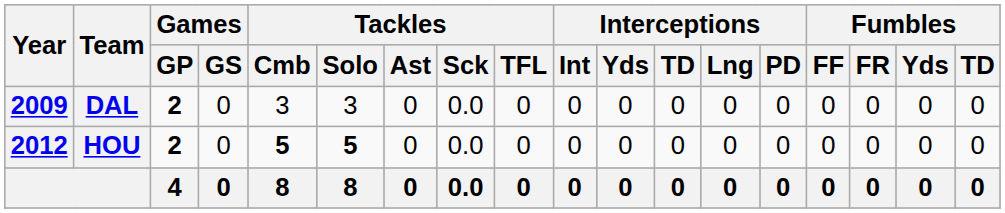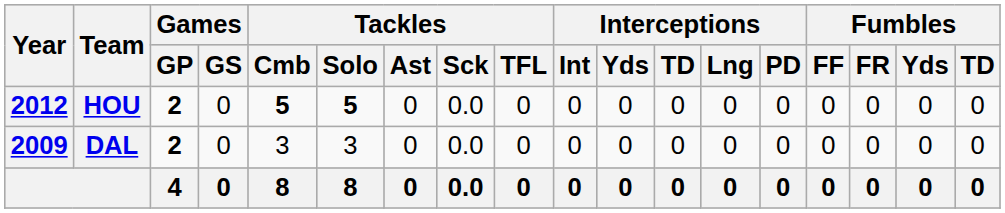rows swapped: (112, 106) <-> (112, 146)
